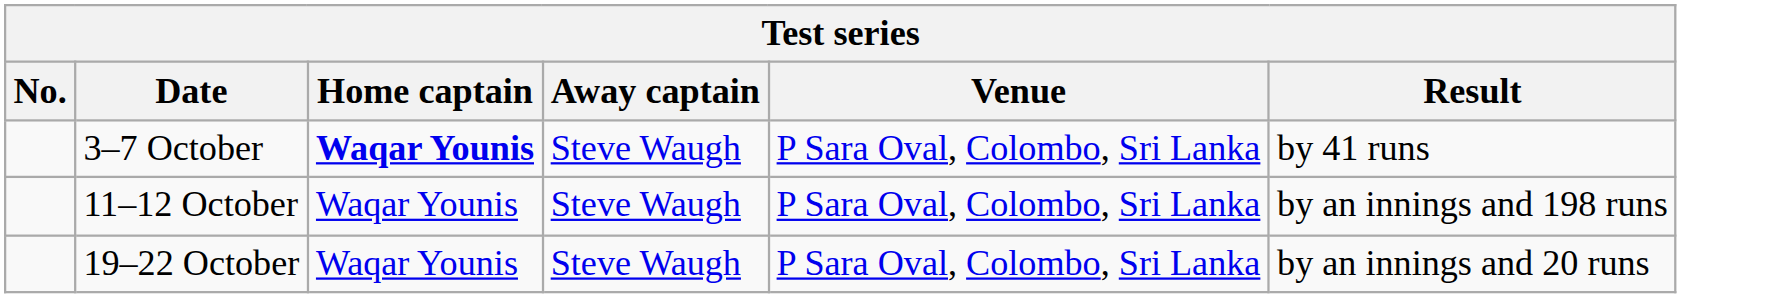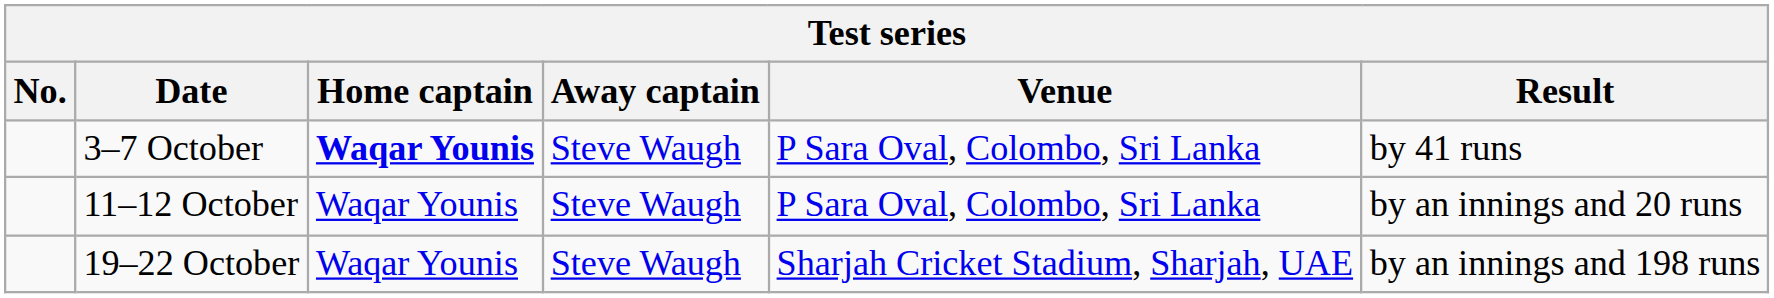(1472, 205) by an innings and 198 runs -> (1556, 205) by an innings and 20 runs
(1018, 262) P Sara Oval, Colombo, Sri Lanka -> (1065, 262) Sharjah Cricket Stadium, Sharjah, UAE
(1463, 262) by an innings and 20 runs -> (1565, 262) by an innings and 198 runs
